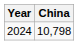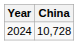(54, 31) 10,798 -> (54, 31) 10,728
